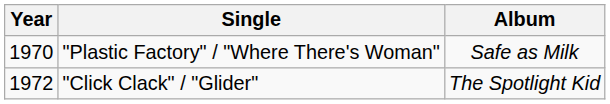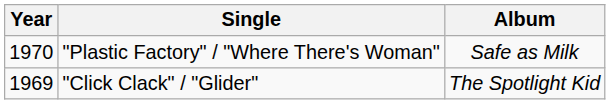(31, 83) 1972 -> (31, 83) 1969
